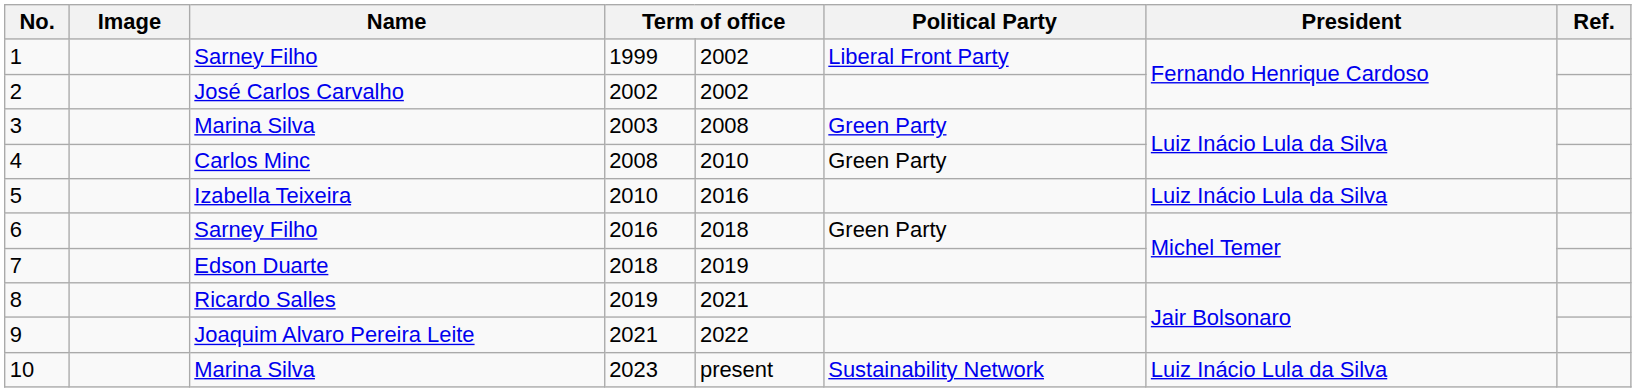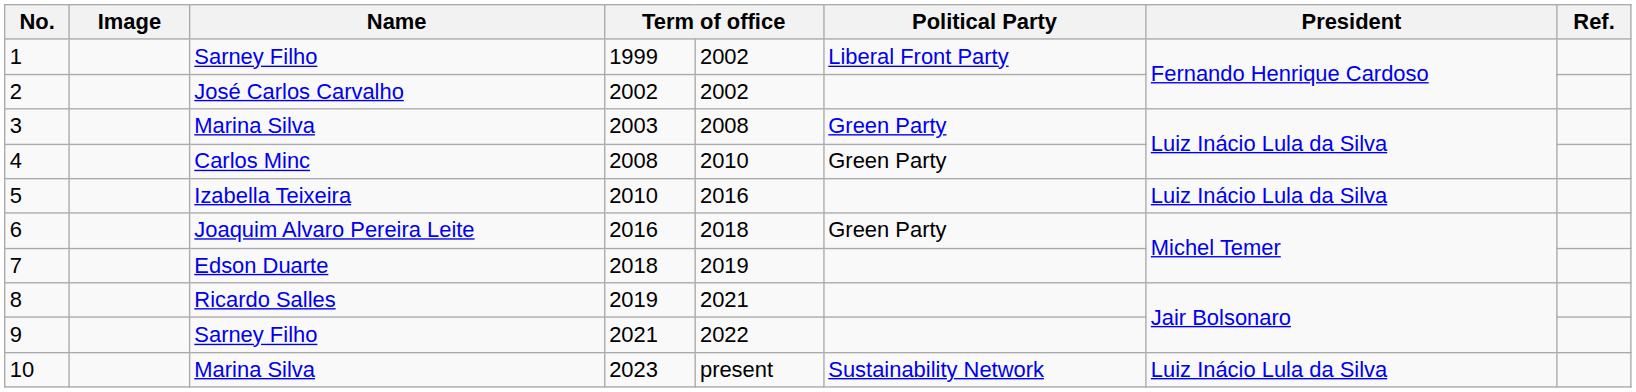(256, 230) Sarney Filho -> (334, 230) Joaquim Alvaro Pereira Leite
(334, 334) Joaquim Alvaro Pereira Leite -> (256, 334) Sarney Filho
